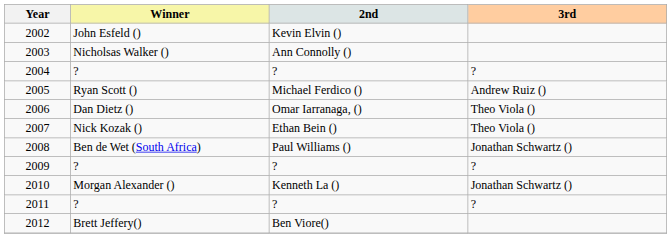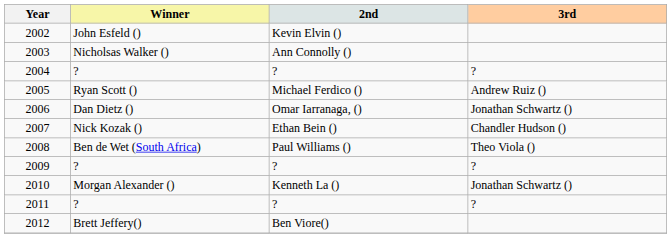(503, 109) Theo Viola () -> (521, 109) Jonathan Schwartz ()
(503, 128) Theo Viola () -> (518, 128) Chandler Hudson ()
(521, 147) Jonathan Schwartz () -> (503, 147) Theo Viola ()
